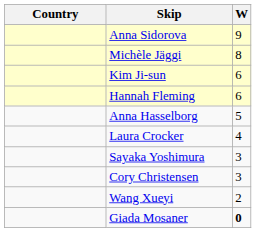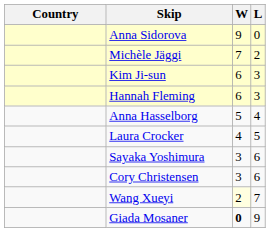+ column: (258, 14)
(238, 55) 8 -> (238, 55) 7
(238, 197) no background -> (238, 197) lightyellow background
